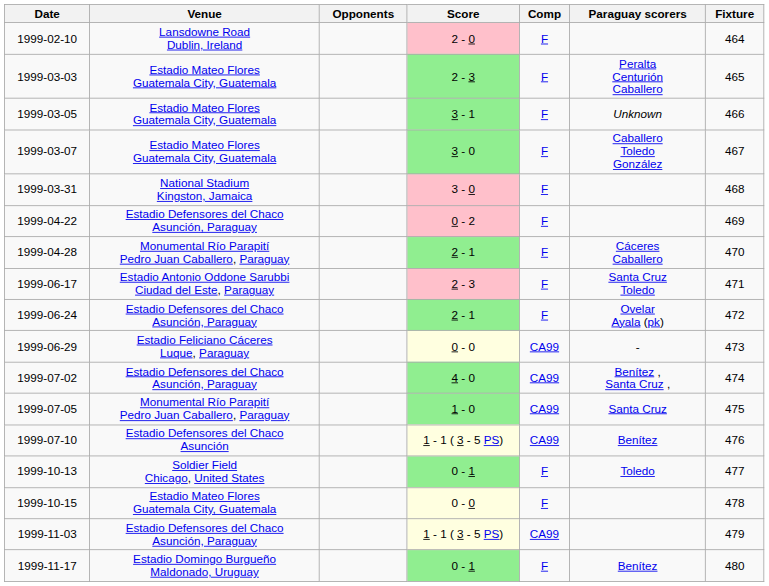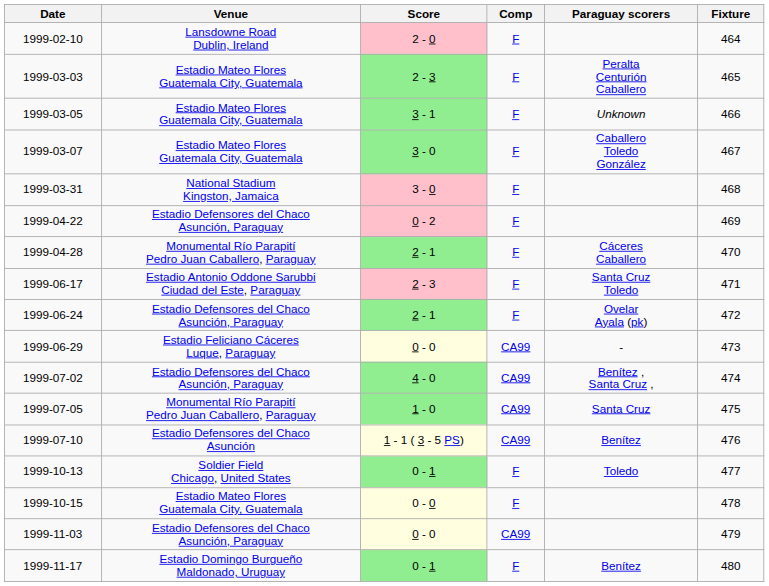- column: (363, 13)
(463, 534) 1 - 1 ( 3 - 5 PS) -> (424, 534) 0 - 0
